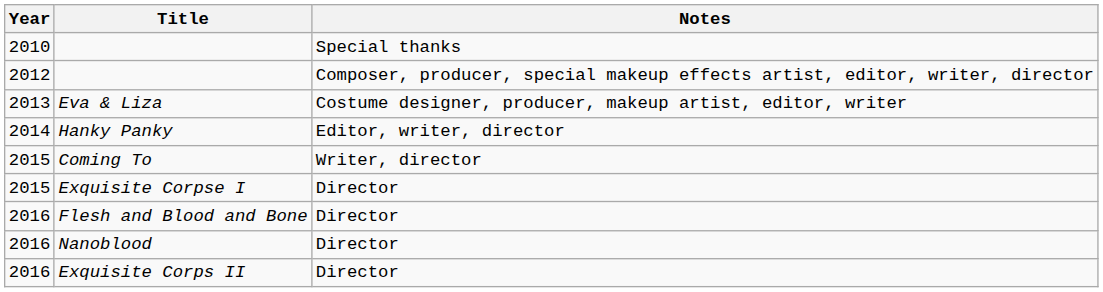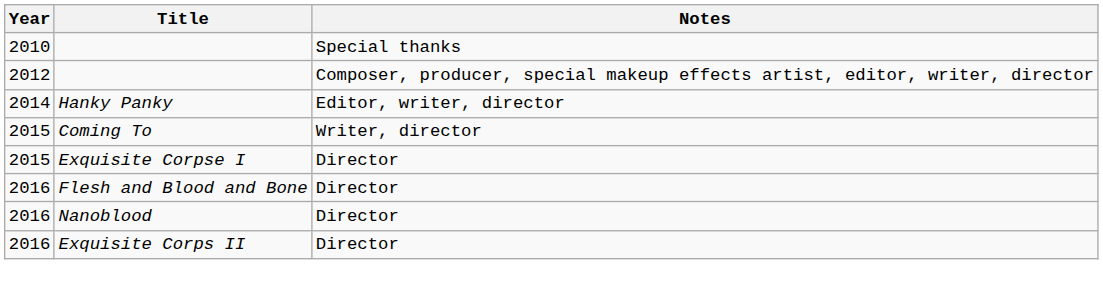- row: (30, 103)
